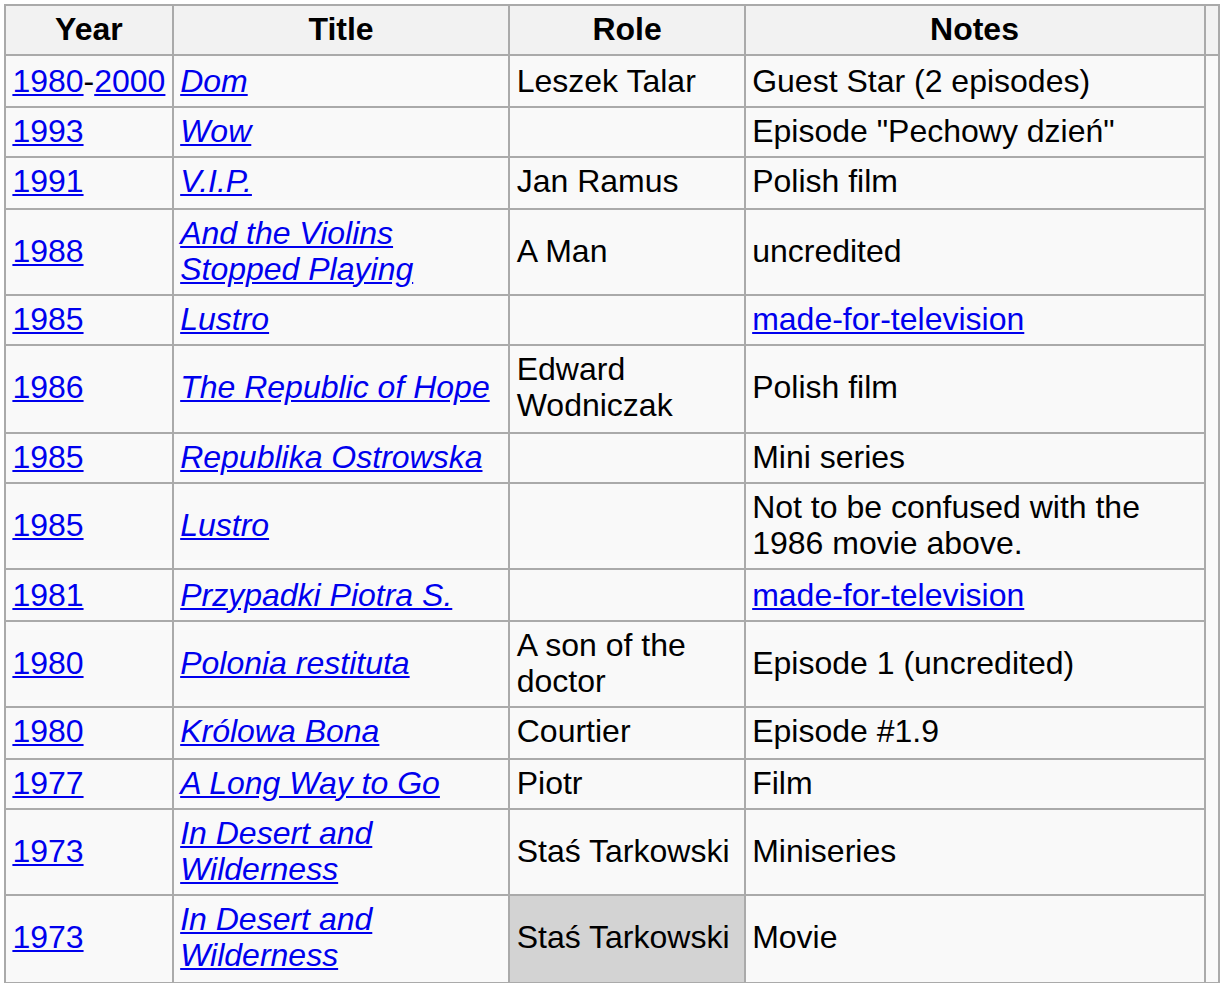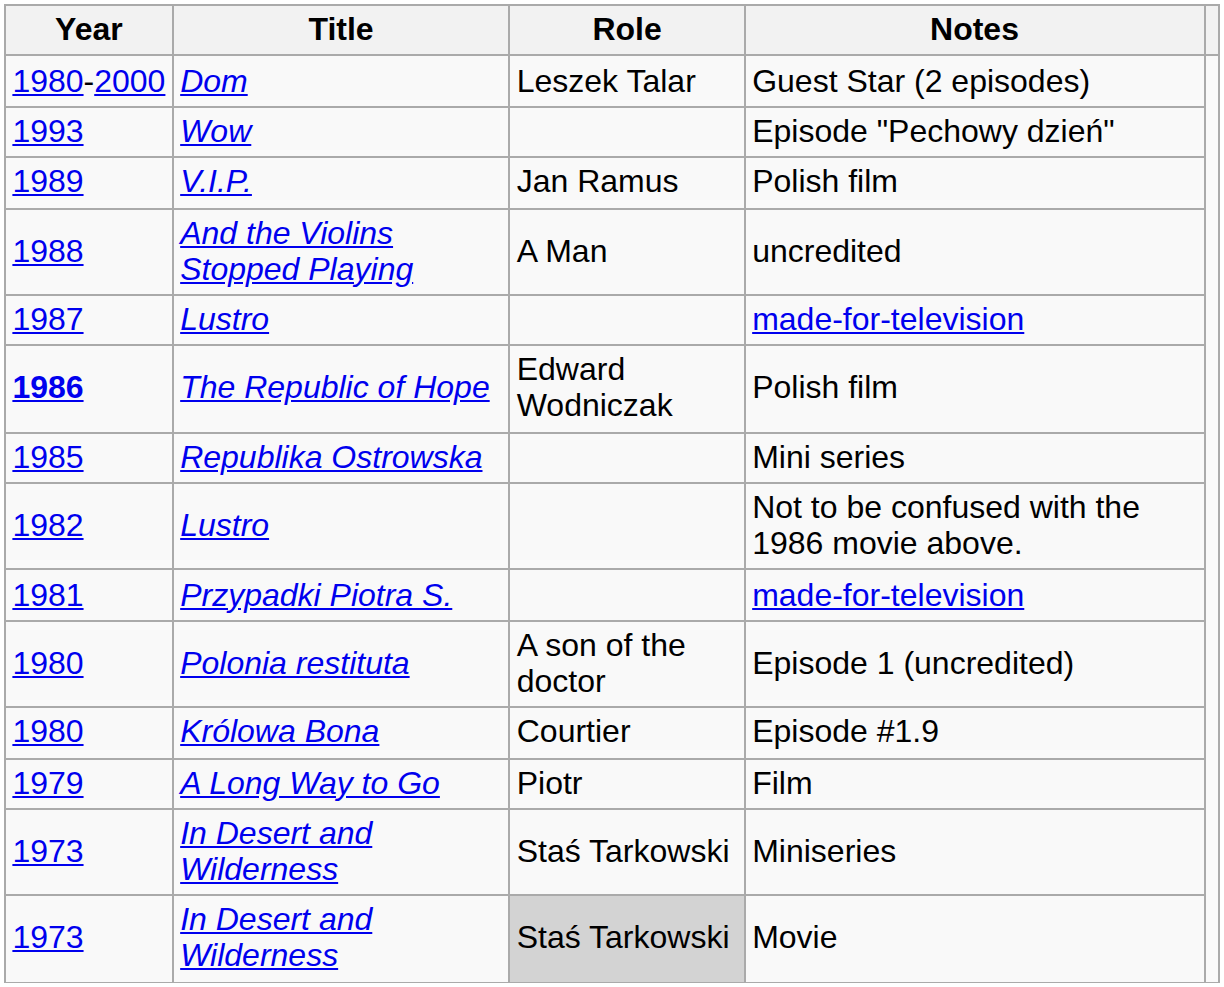(48, 182) 1991 -> (48, 182) 1989
(48, 319) 1985 -> (48, 319) 1987
(48, 388) normal -> (48, 388) bold
(48, 525) 1985 -> (48, 525) 1982
(48, 782) 1977 -> (48, 782) 1979
